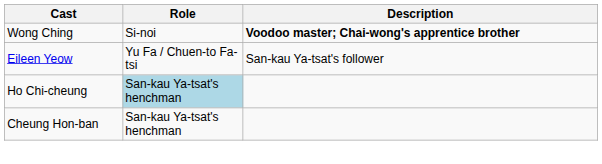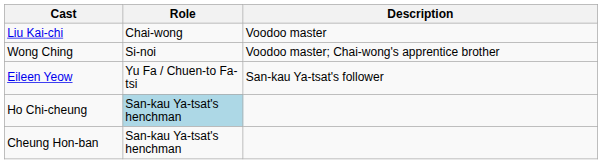+ row: (35, 33)
(383, 33) bold -> (373, 52) normal
